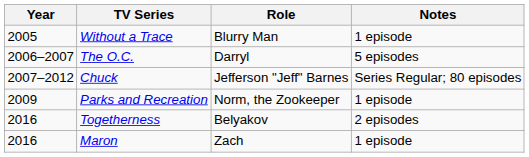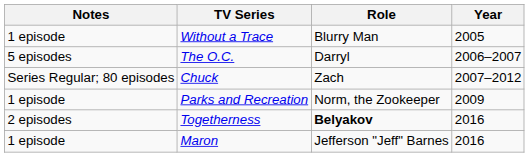columns swapped: (41, 15) <-> (438, 15)
(281, 78) Jefferson "Jeff" Barnes -> (329, 78) Zach
(241, 120) normal -> (343, 120) bold
(229, 141) Zach -> (381, 141) Jefferson "Jeff" Barnes
